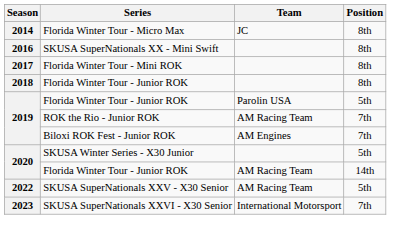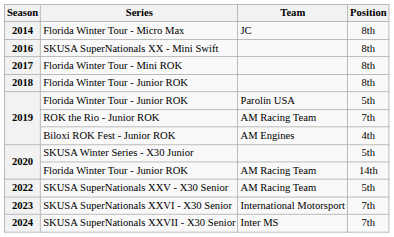(365, 135) 7th -> (368, 135) 4th
+ row: (23, 222)
